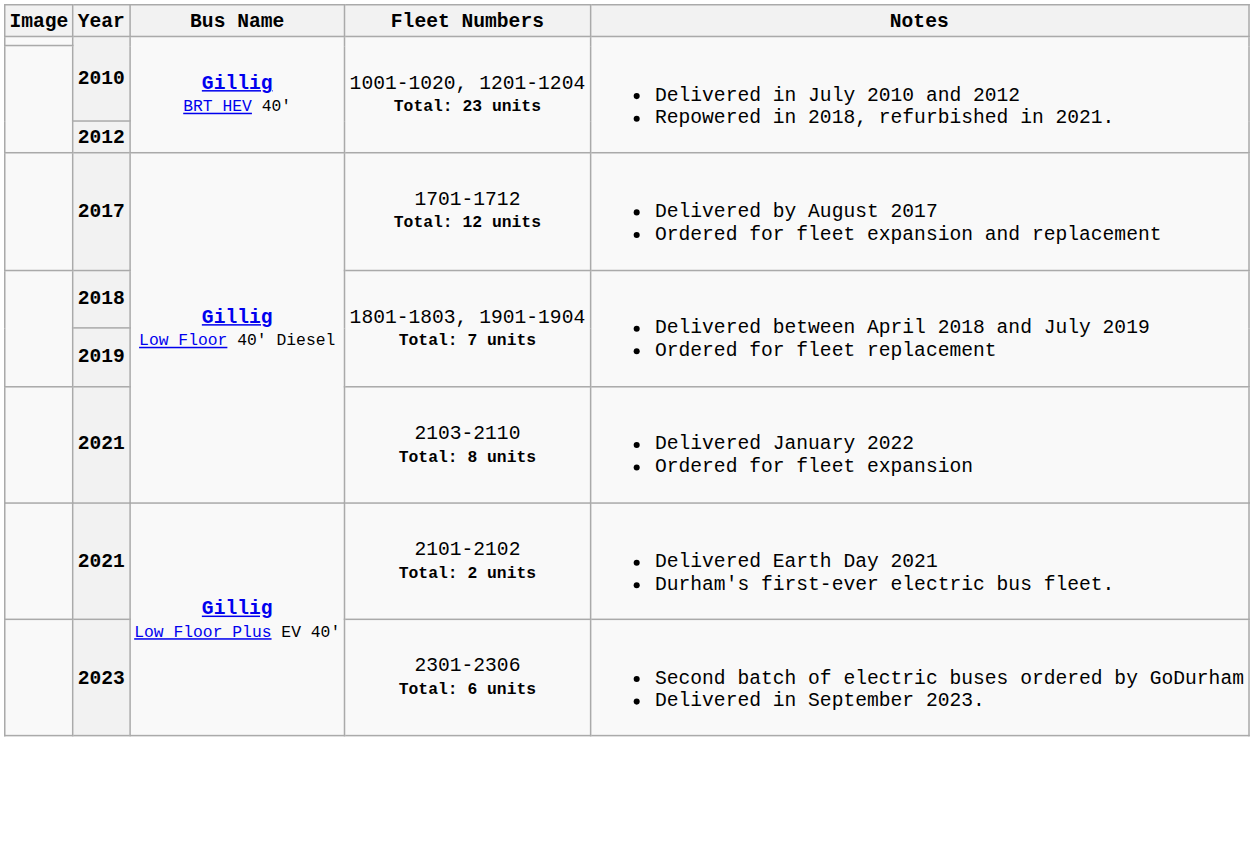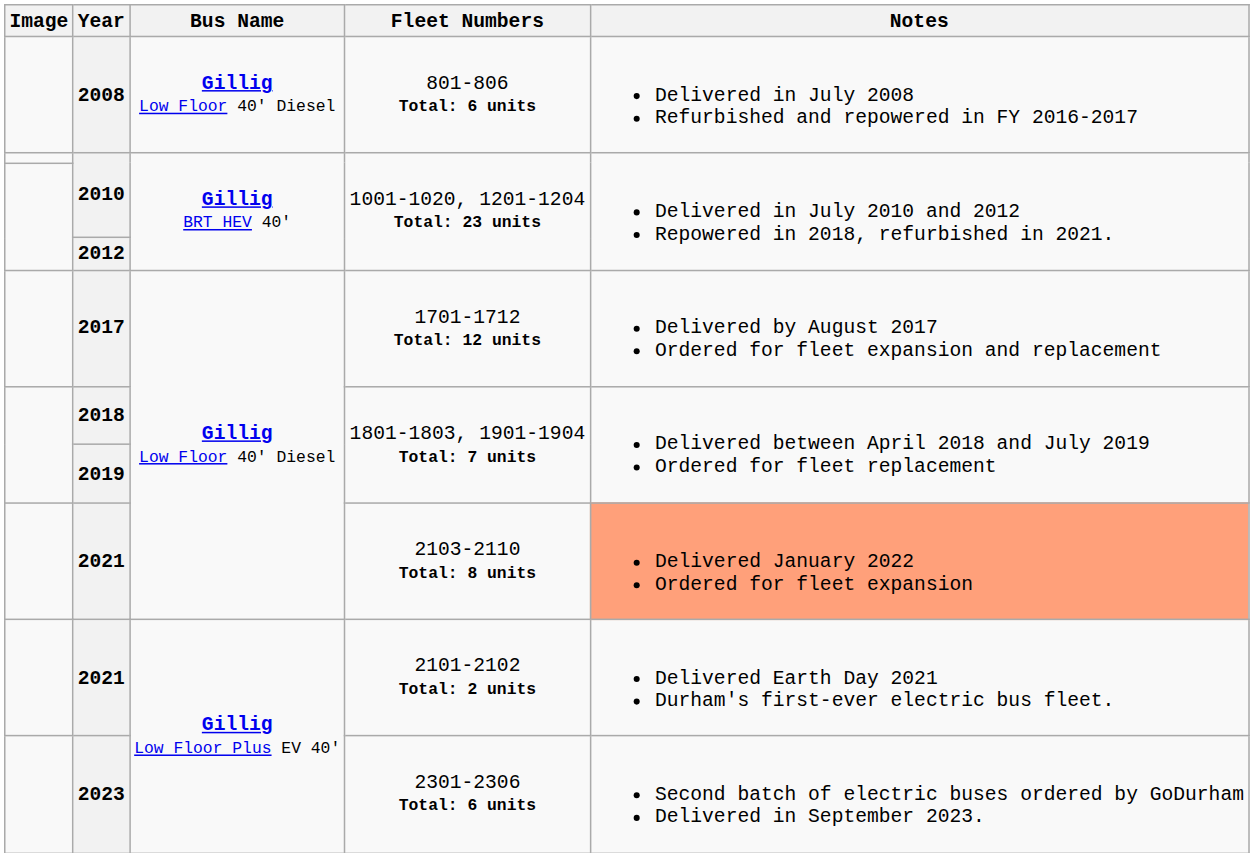+ row: (101, 95)
(919, 456) no background -> (919, 573) lightsalmon background
